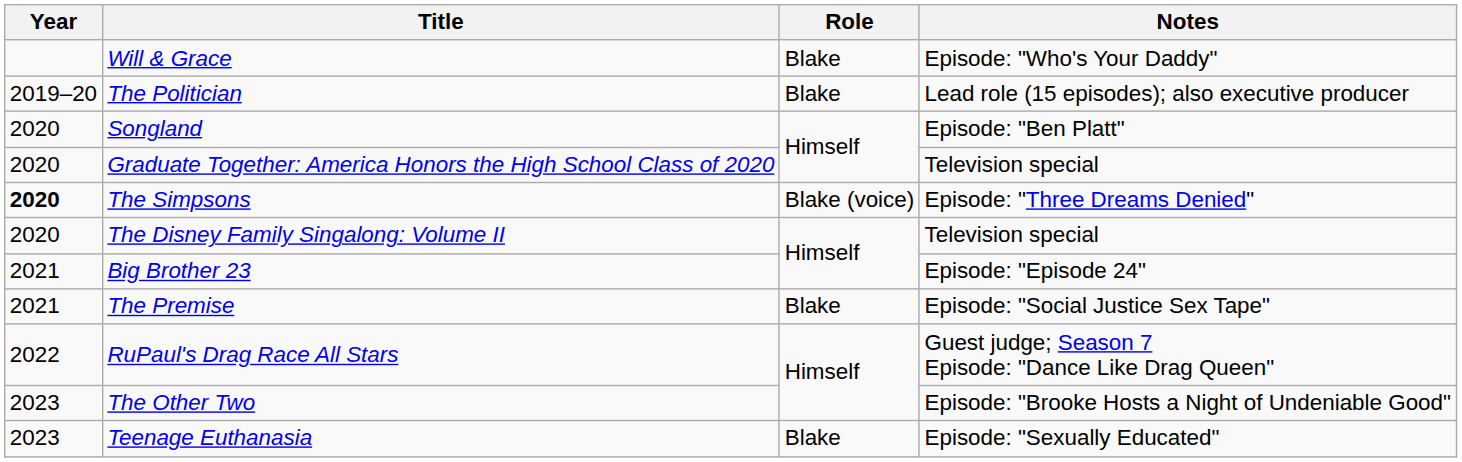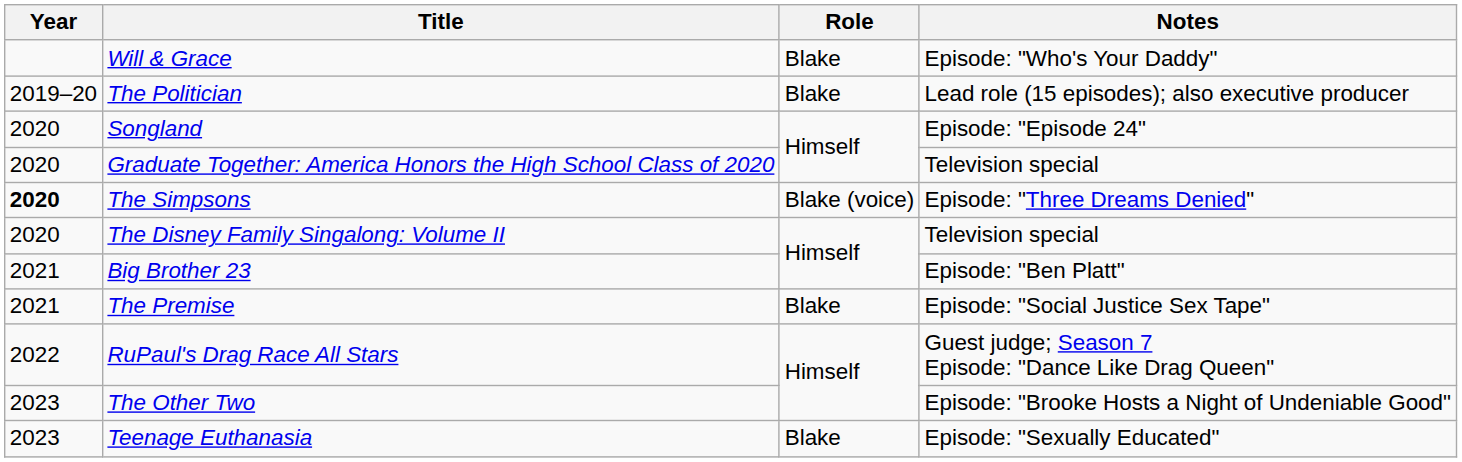(1025, 128) Episode: "Ben Platt" -> (1035, 128) Episode: "Episode 24"
(1035, 270) Episode: "Episode 24" -> (1025, 270) Episode: "Ben Platt"
